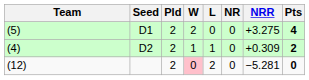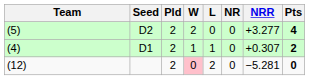(146, 30) D1 -> (146, 30) D2
(263, 30) +3.275 -> (263, 30) +3.277
(146, 48) D2 -> (146, 48) D1
(263, 48) +0.309 -> (263, 48) +0.307
